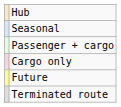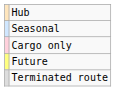- row: (63, 45)
